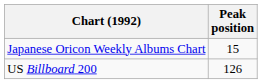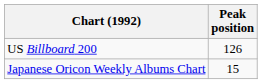rows swapped: (106, 48) <-> (52, 68)
